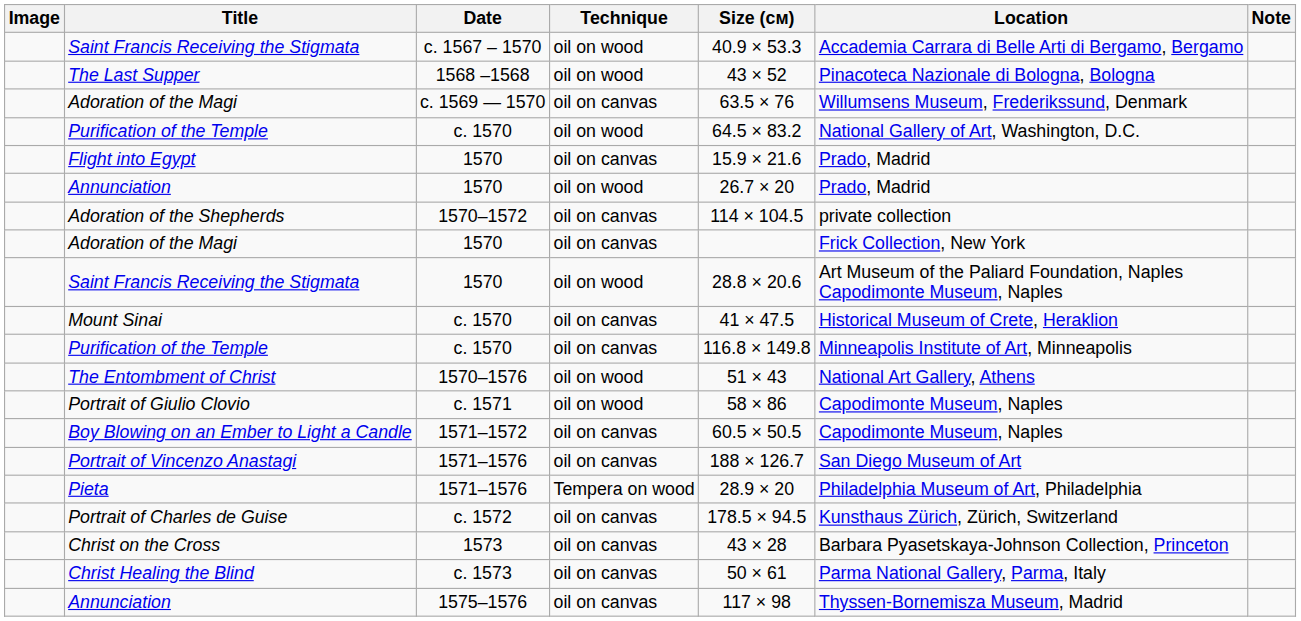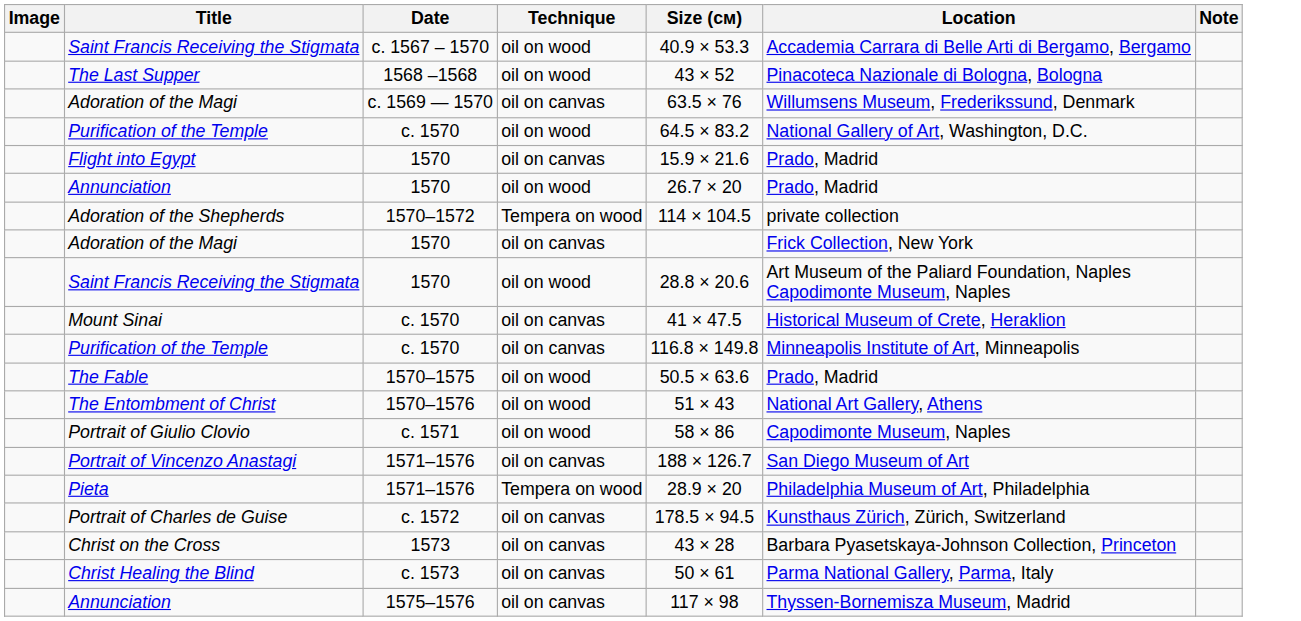(605, 215) oil on canvas -> (572, 215) Tempera on wood
+ row: (108, 376)
- row: (240, 432)
